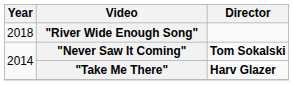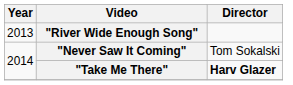(20, 32) 2018 -> (20, 32) 2013
(248, 51) bold -> (245, 51) normal
